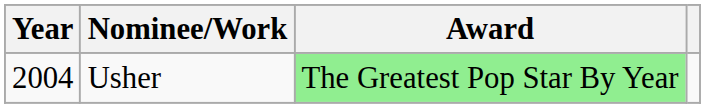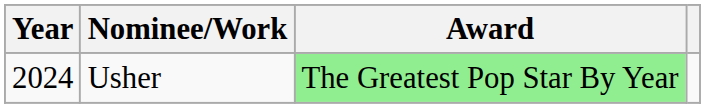(43, 77) 2004 -> (43, 77) 2024
